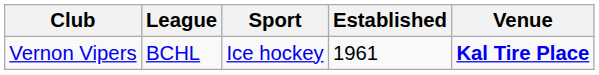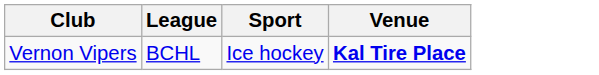- column: (390, 20)
